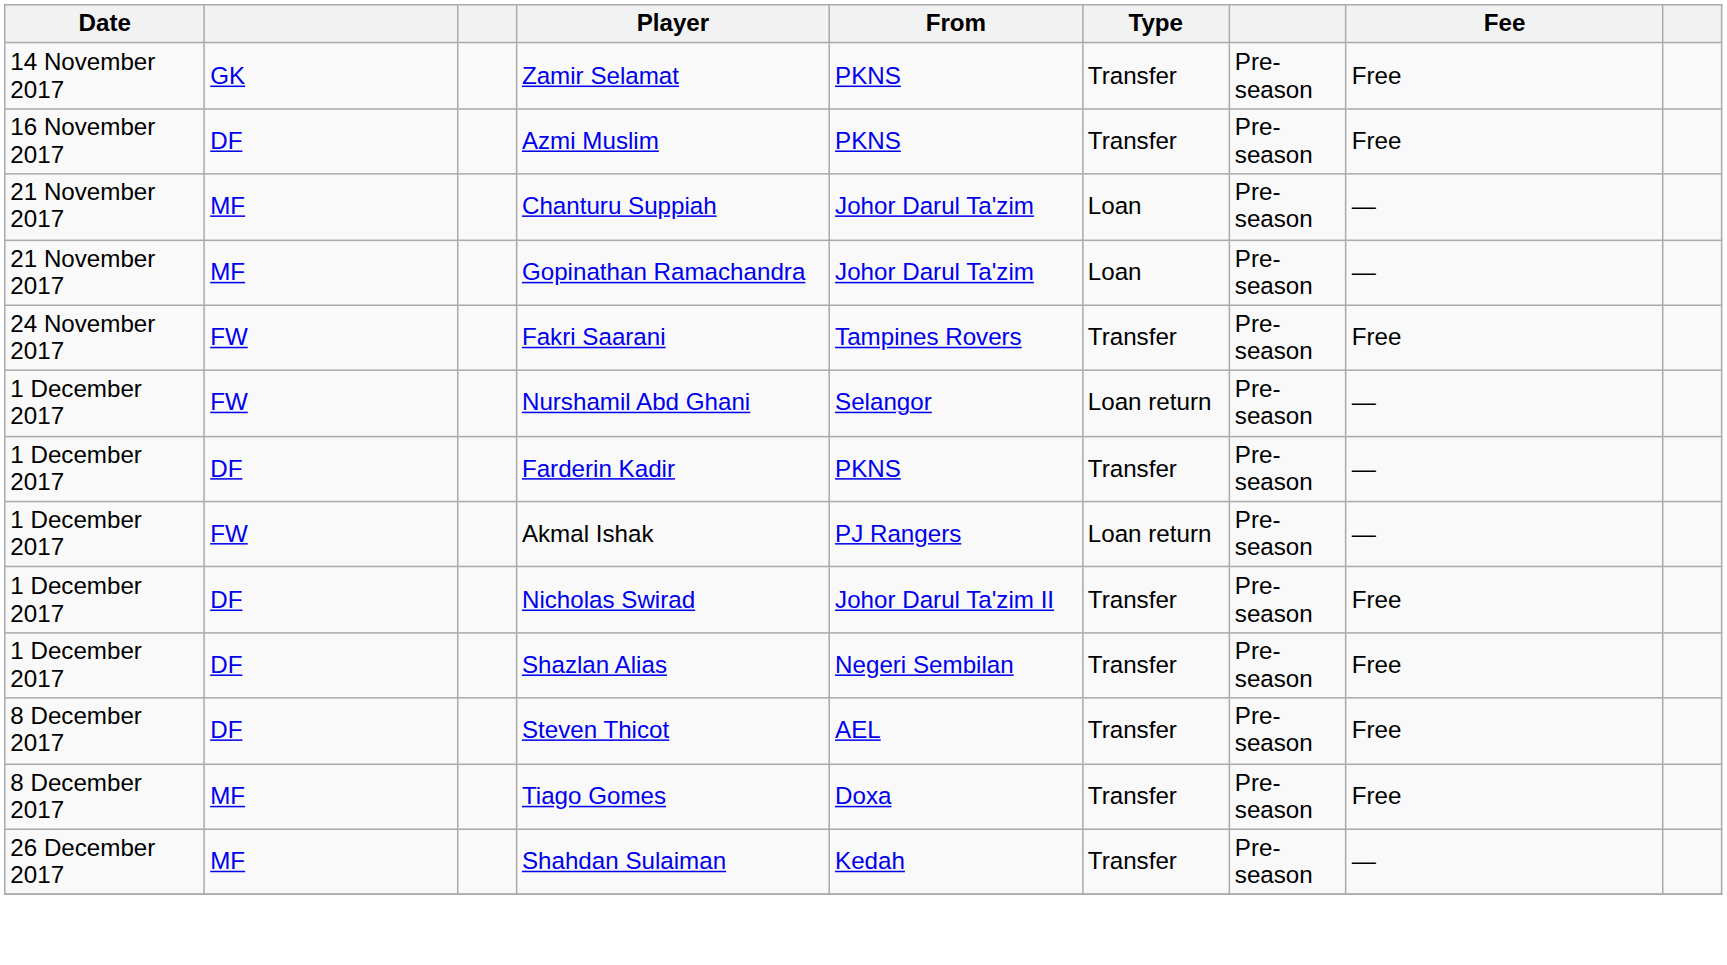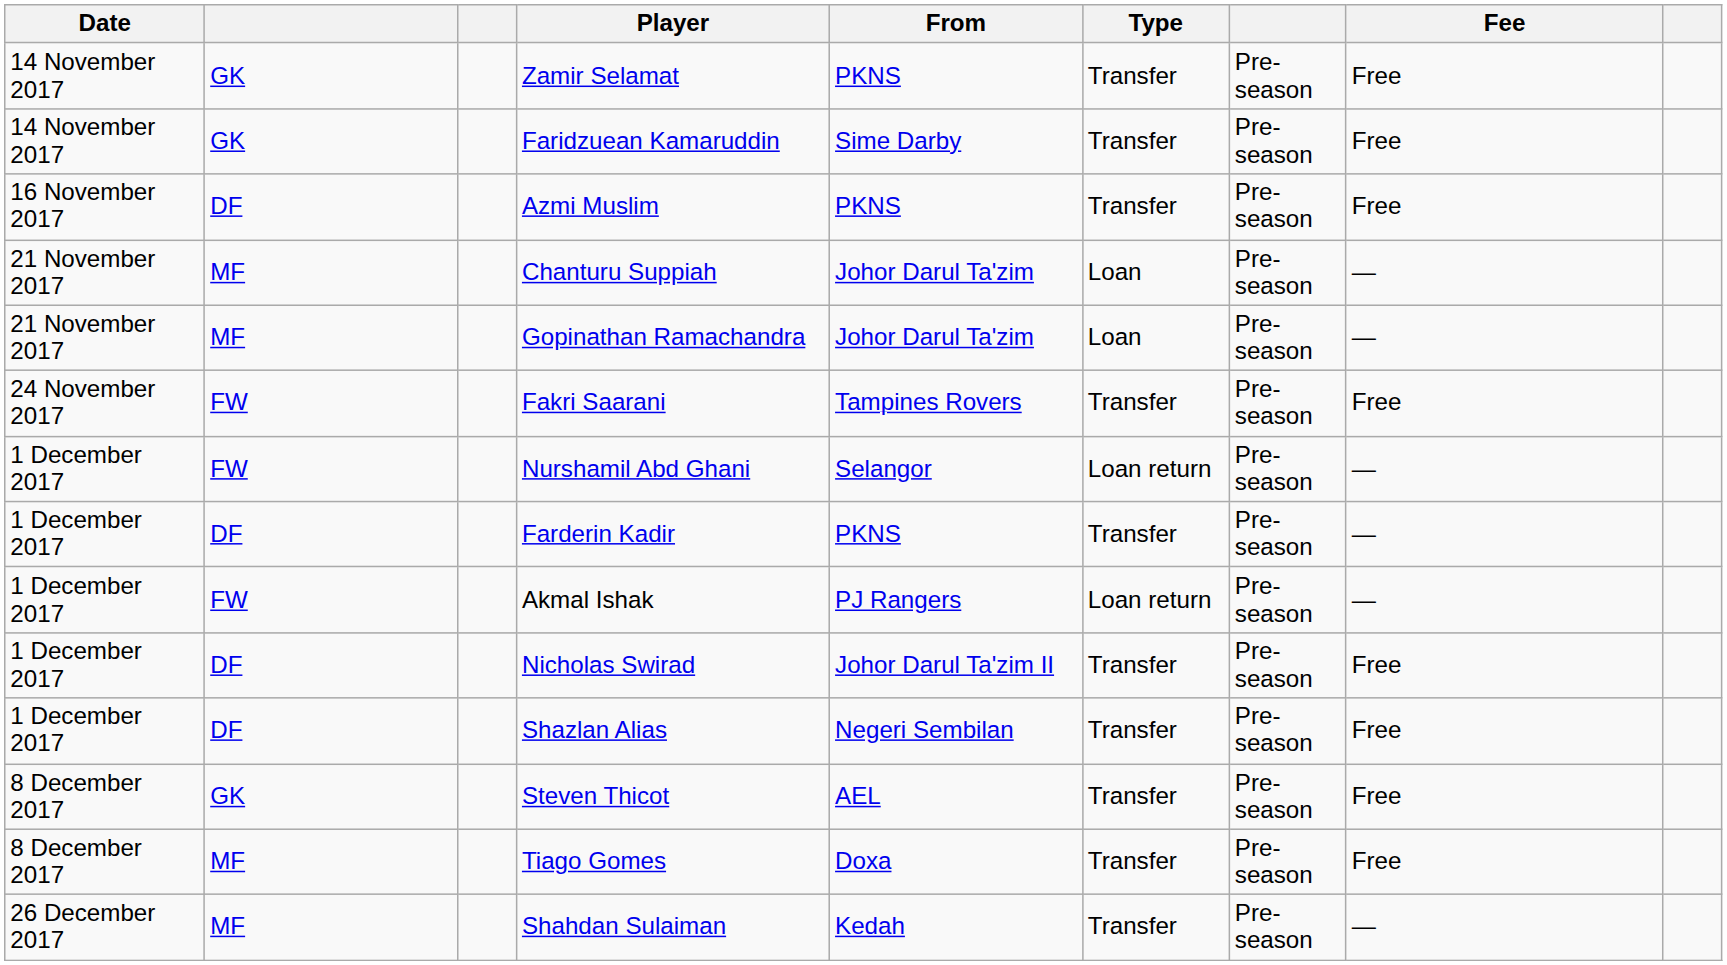+ row: (651, 141)
(226, 730) DF -> (228, 796) GK
